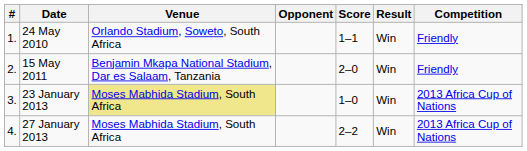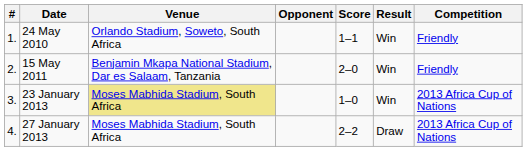(386, 131) Win -> (390, 131) Draw
